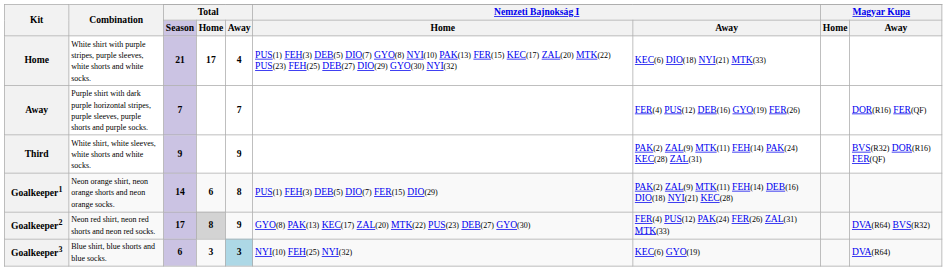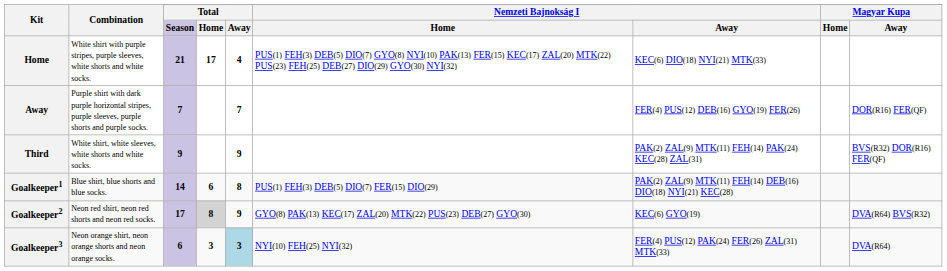(110, 192) Neon orange shirt, neon orange shorts and neon orange socks. -> (113, 187) Blue shirt, blue shorts and blue socks.
(716, 225) FER(4) PUS(12) PAK(24) FER(26) ZAL(31) MTK(33) -> (667, 214) KEC(6) GYO(19)
(113, 252) Blue shirt, blue shorts and blue socks. -> (110, 247) Neon orange shirt, neon orange shorts and neon orange socks.
(667, 252) KEC(6) GYO(19) -> (716, 246) FER(4) PUS(12) PAK(24) FER(26) ZAL(31) MTK(33)
